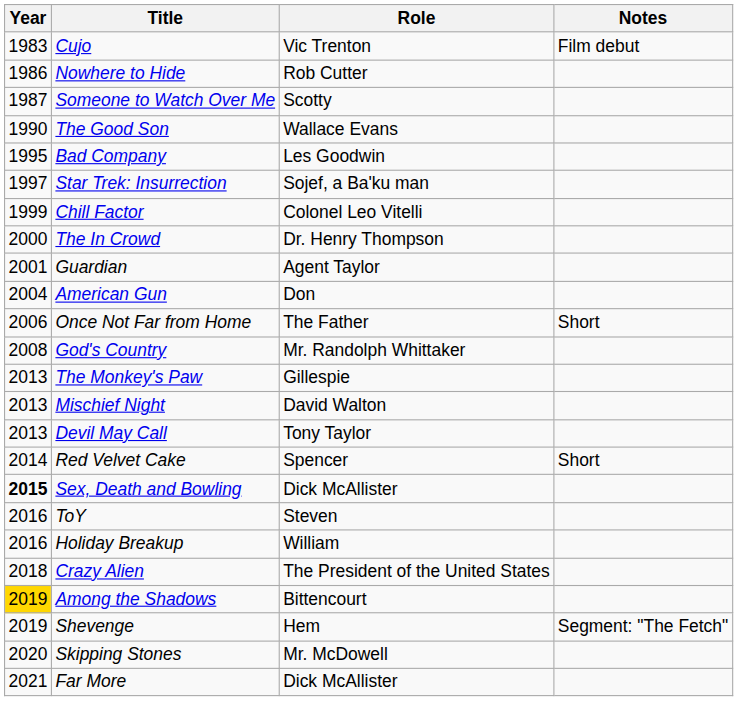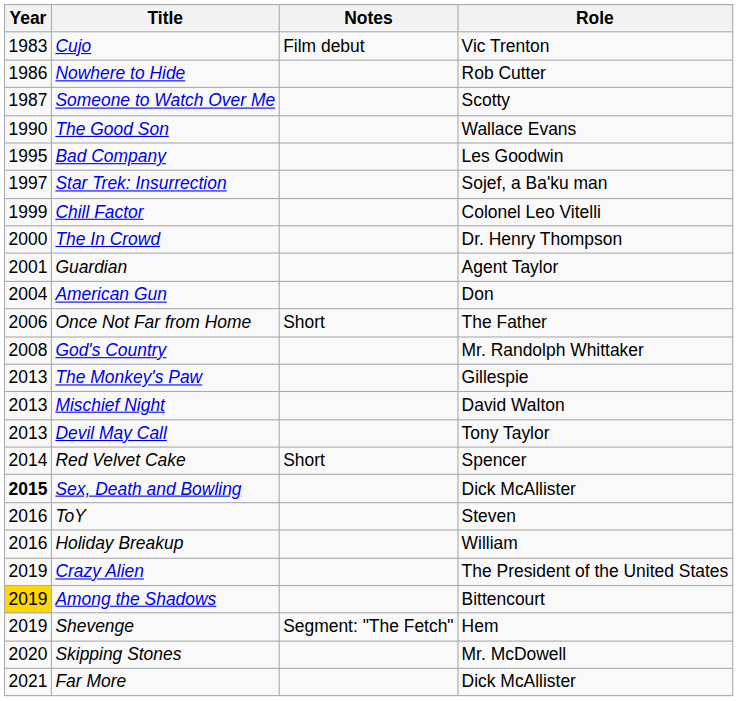columns swapped: (416, 18) <-> (643, 18)
(28, 571) 2018 -> (28, 571) 2019
